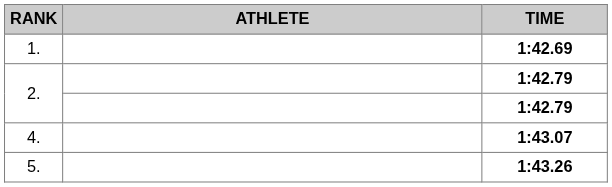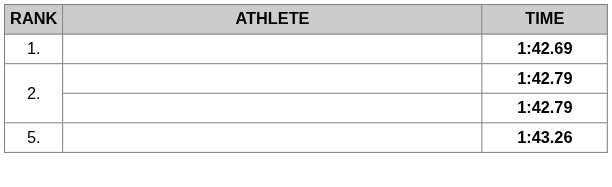- row: (34, 137)
